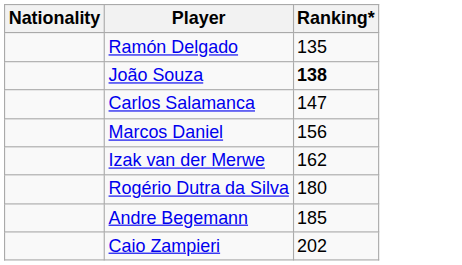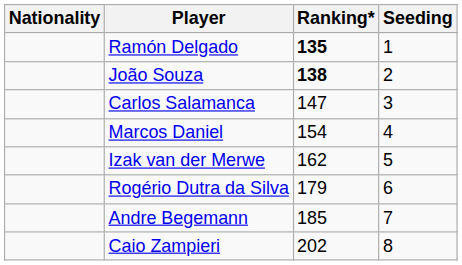+ column: (418, 18)
(312, 47) normal -> (312, 47) bold
(312, 132) 156 -> (312, 132) 154
(312, 189) 180 -> (312, 189) 179
